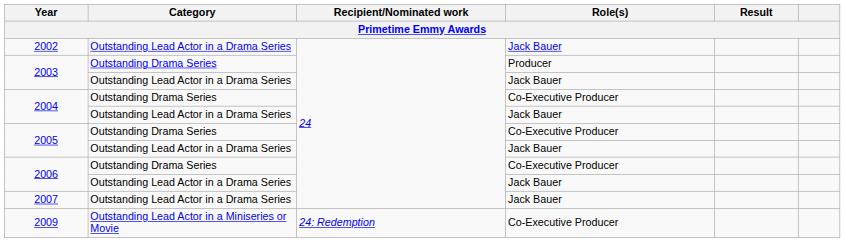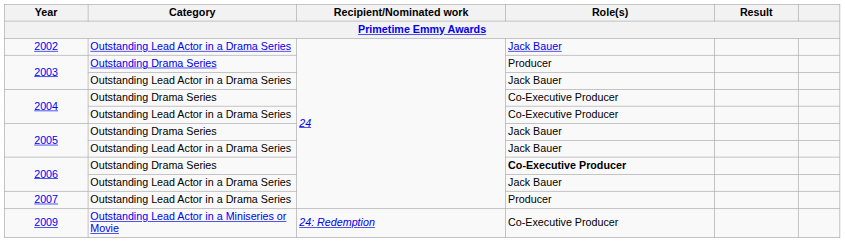(535, 115) Jack Bauer -> (563, 115) Co-Executive Producer
(563, 132) Co-Executive Producer -> (535, 132) Jack Bauer
(563, 166) normal -> (567, 166) bold
(535, 200) Jack Bauer -> (530, 200) Producer
